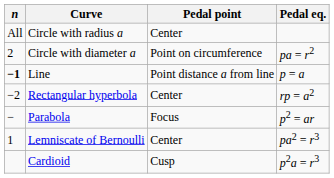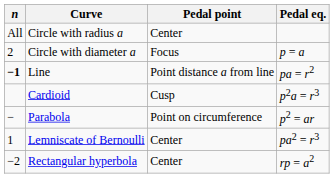(206, 53) Point on circumference -> (165, 52) Focus
(297, 53) pa = r2 -> (292, 52) p = a
(292, 74) p = a -> (297, 72) pa = r2
rows swapped: (49, 161) <-> (82, 95)
(165, 117) Focus -> (206, 117) Point on circumference
